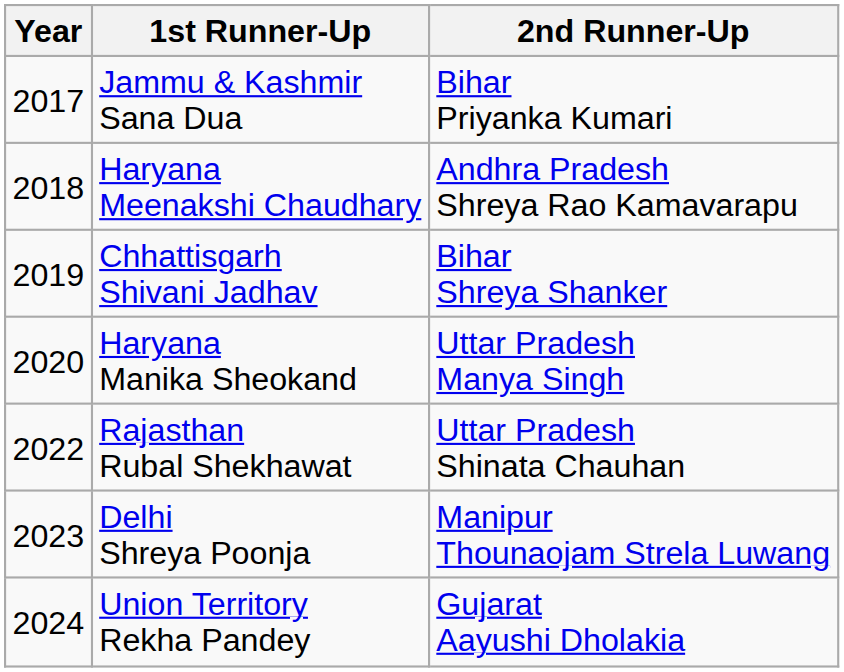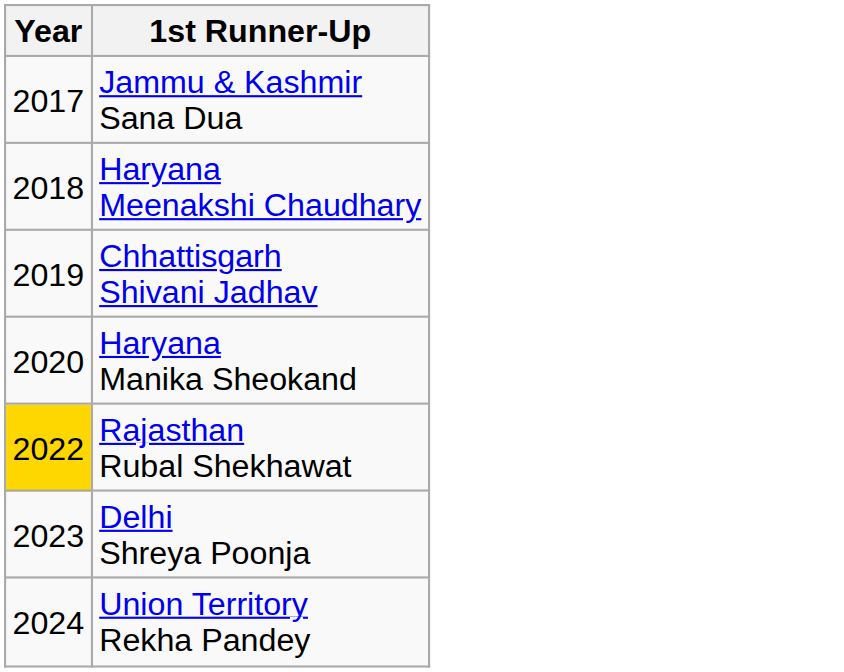- column: (633, 31)
(48, 448) no background -> (48, 448) gold background
